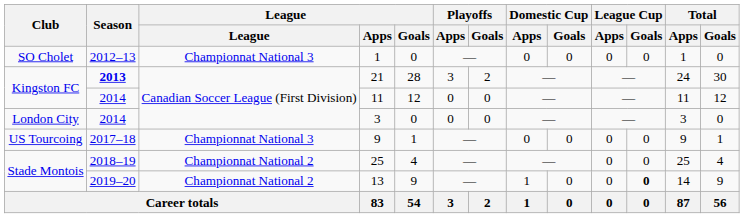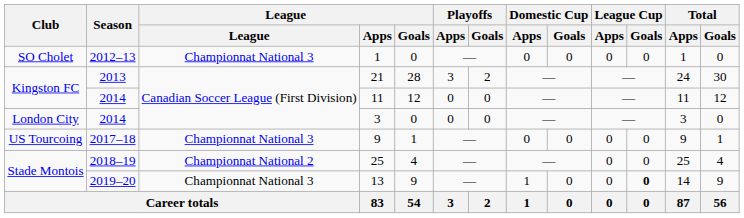(113, 77) bold -> (113, 77) normal
(249, 181) Championnat National 2 -> (249, 181) Championnat National 3
